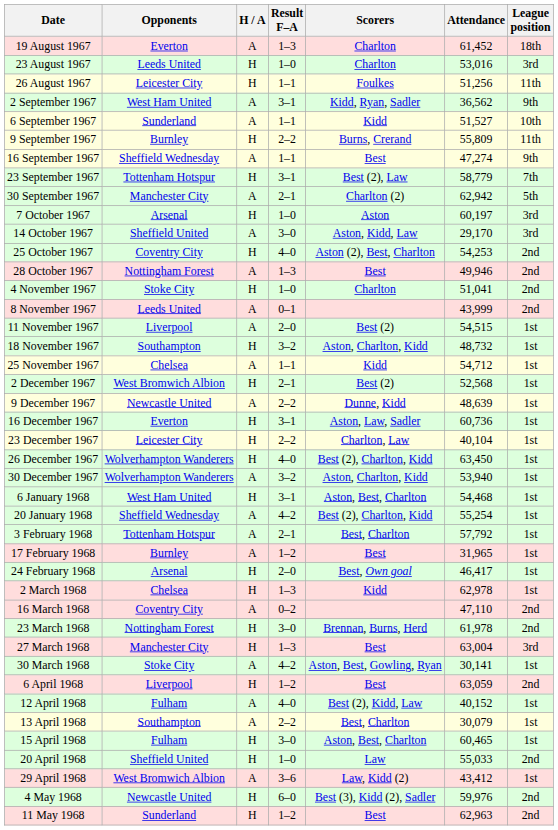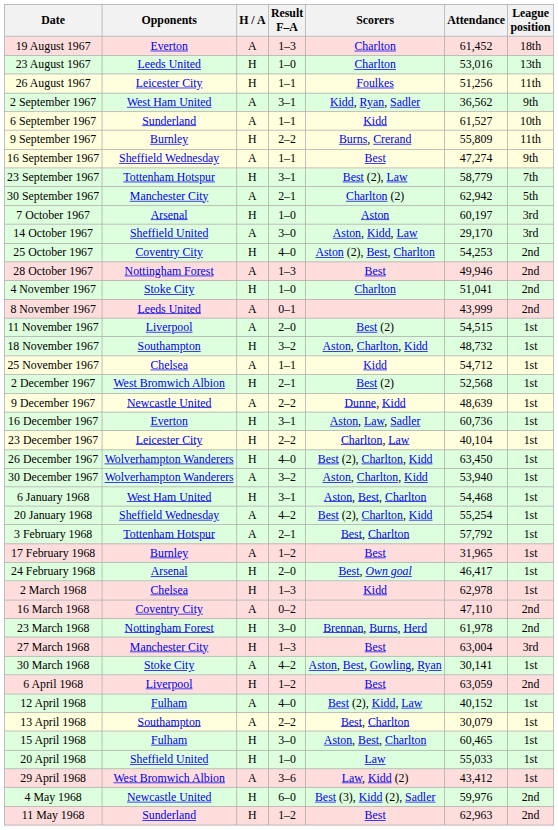(531, 64) 3rd -> (531, 64) 13th
(476, 121) 51,527 -> (476, 121) 61,527
(531, 759) 2nd -> (531, 759) 1st
